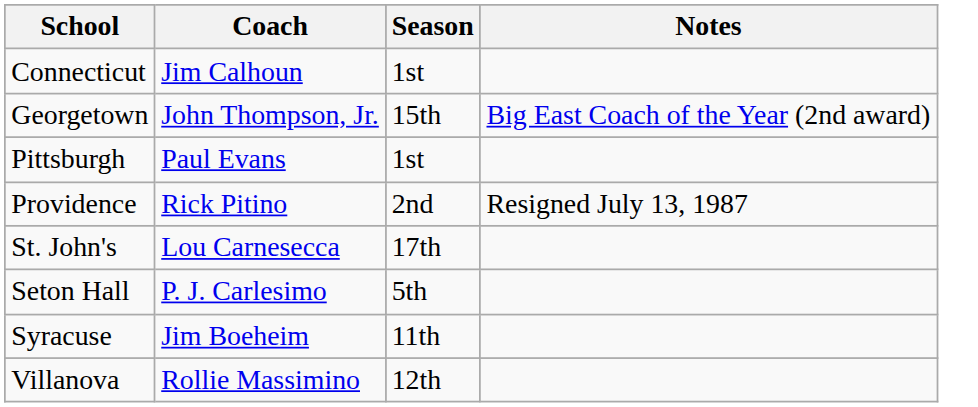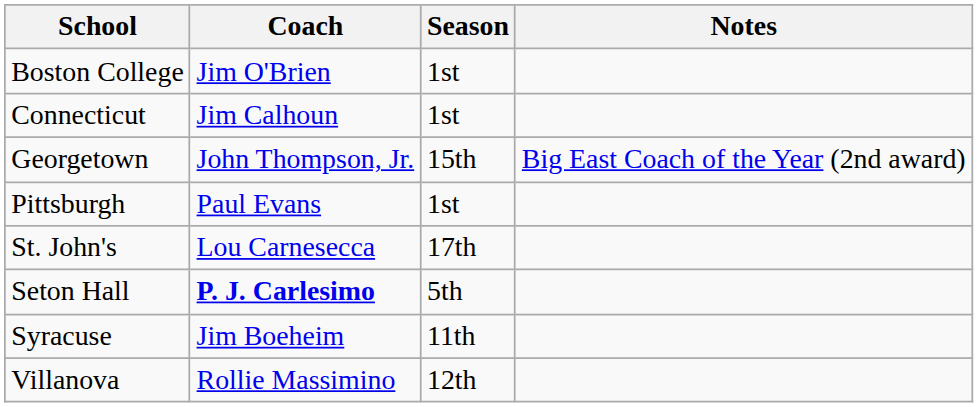+ row: (98, 70)
- row: (74, 203)
(244, 291) normal -> (286, 291) bold
